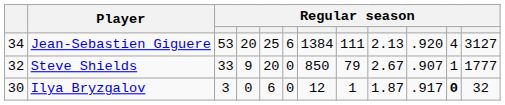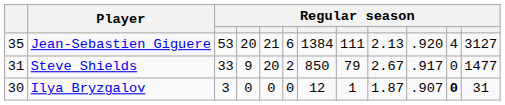(16, 44) 34 -> (16, 44) 35
(271, 44) 25 -> (271, 44) 21
(16, 67) 32 -> (16, 67) 31
(290, 67) 0 -> (290, 67) 2
(427, 67) .907 -> (427, 67) .917
(454, 67) 1 -> (454, 67) 0
(481, 67) 1777 -> (481, 67) 1477
(271, 89) 6 -> (271, 89) 0
(427, 89) .917 -> (427, 89) .907
(481, 89) 32 -> (481, 89) 31
